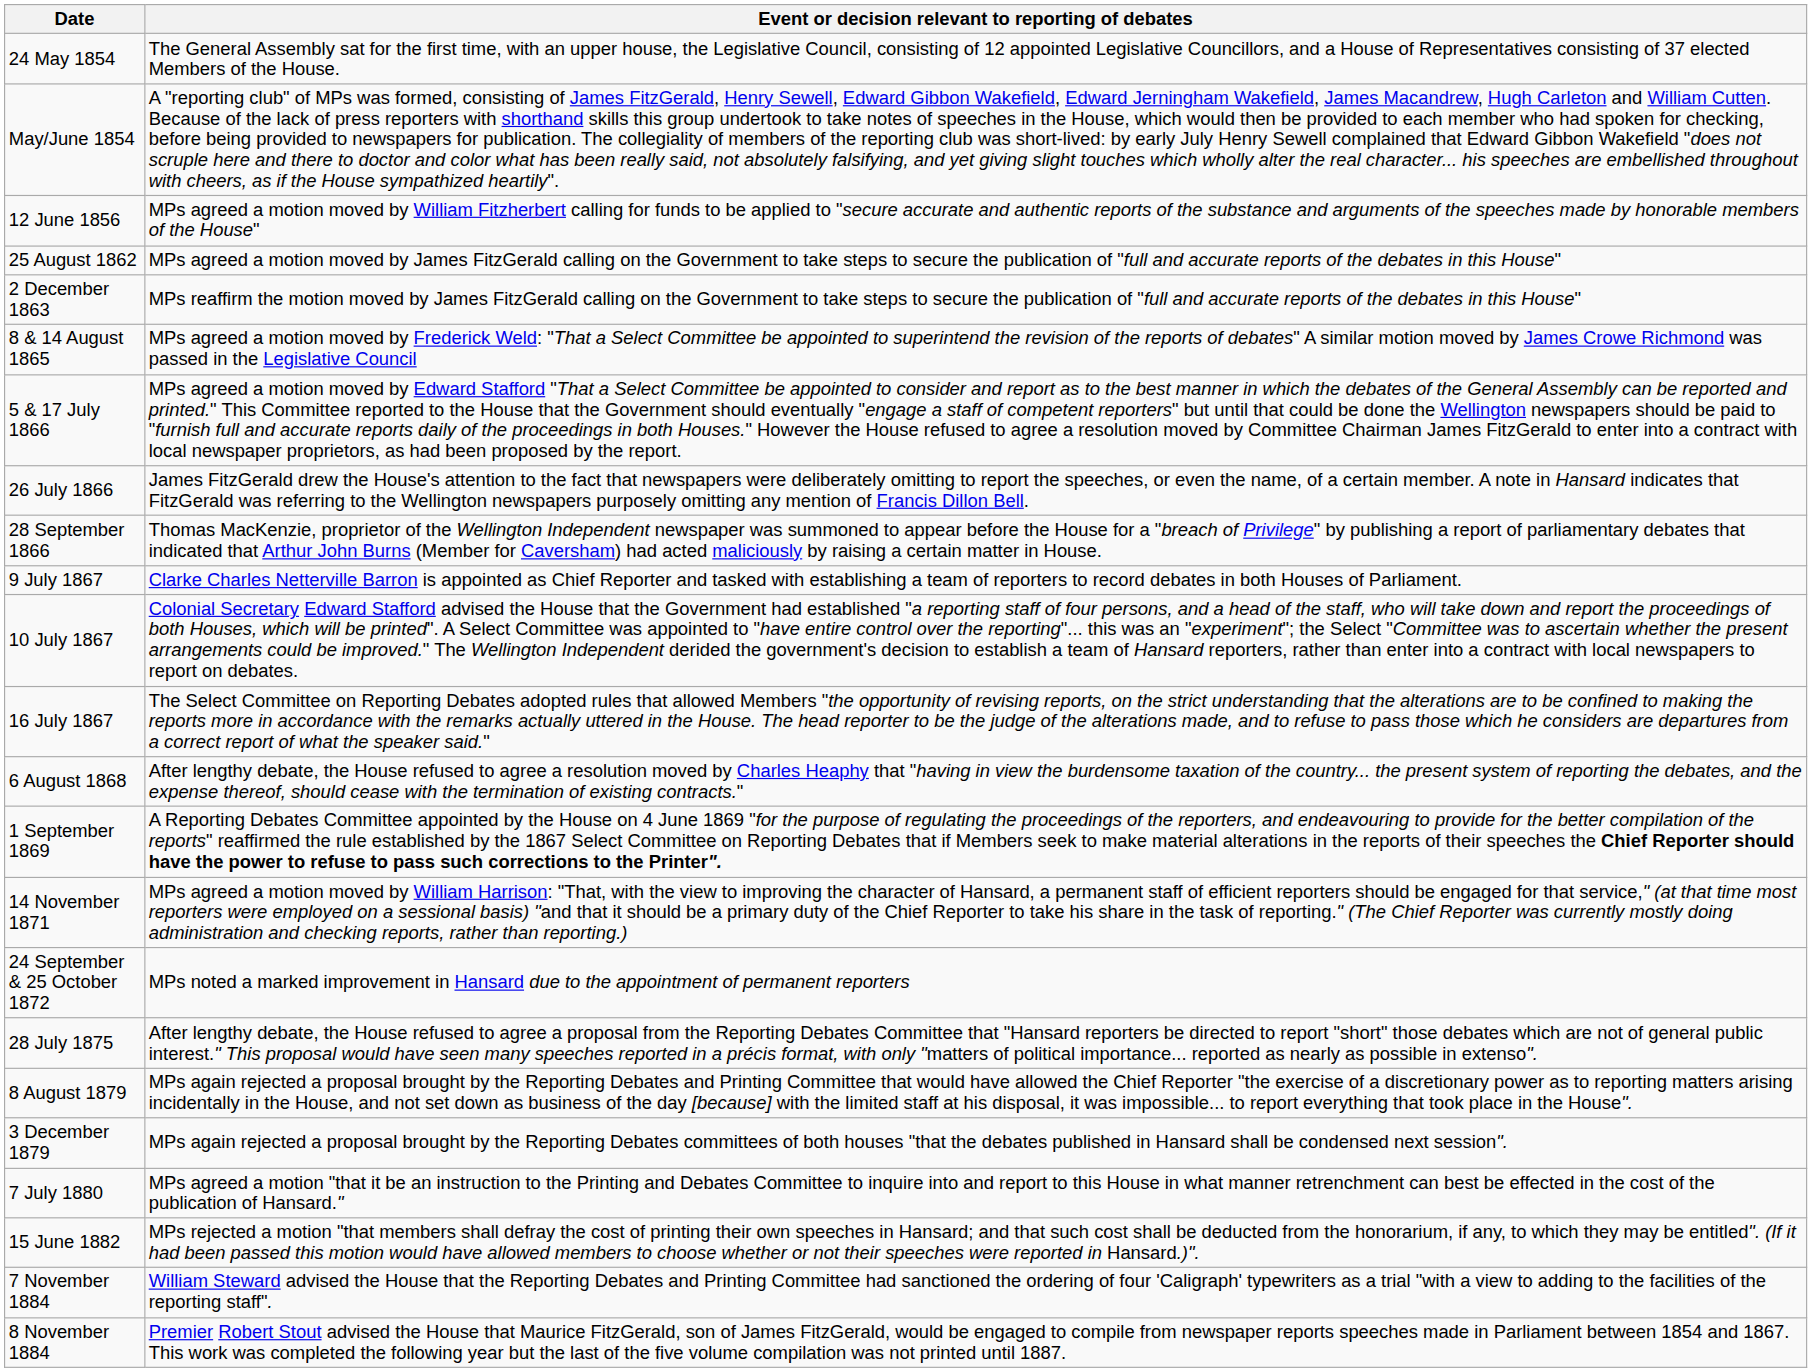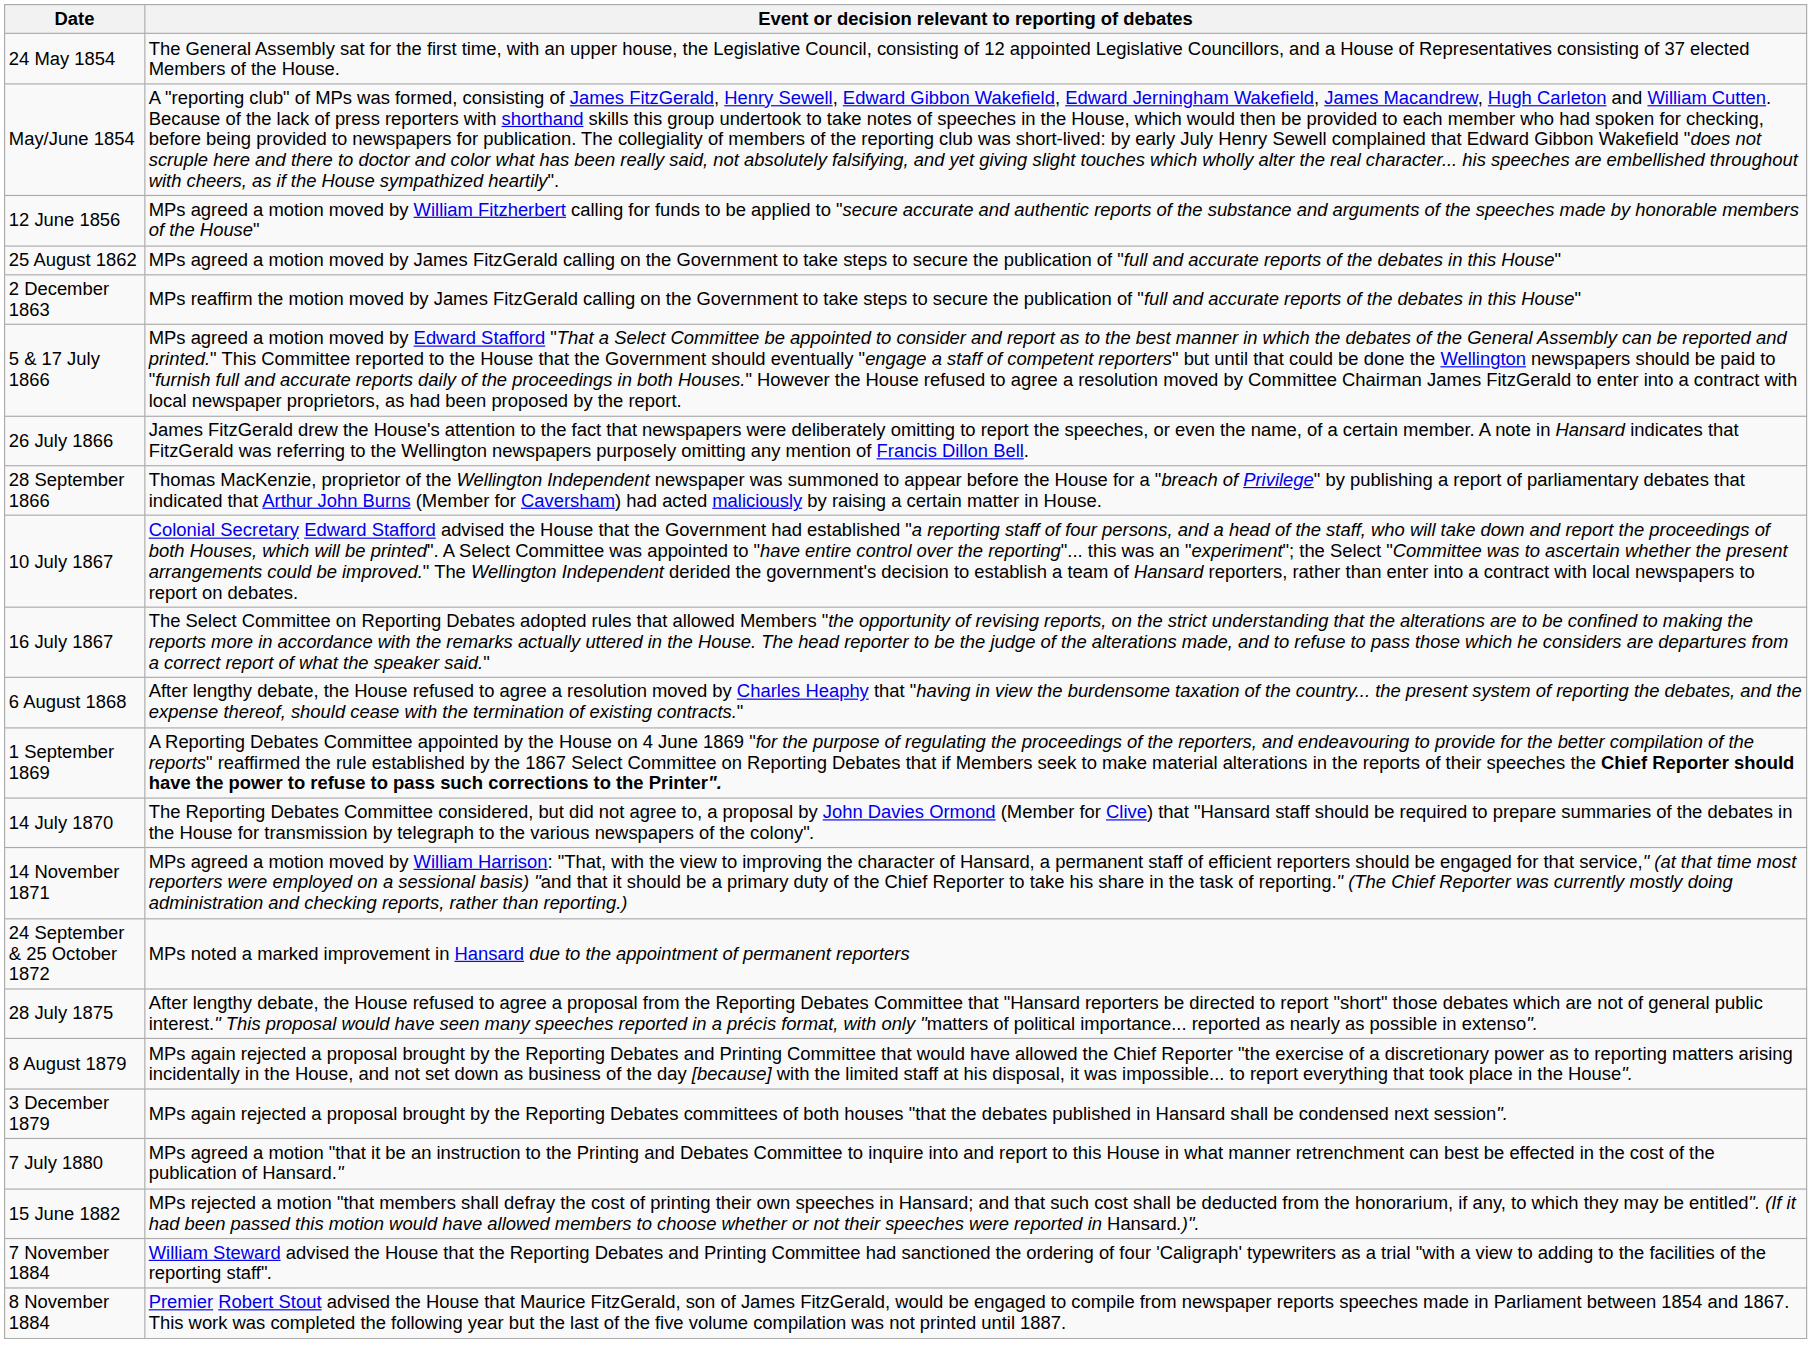- row: (66, 349)
- row: (56, 580)
+ row: (61, 822)
